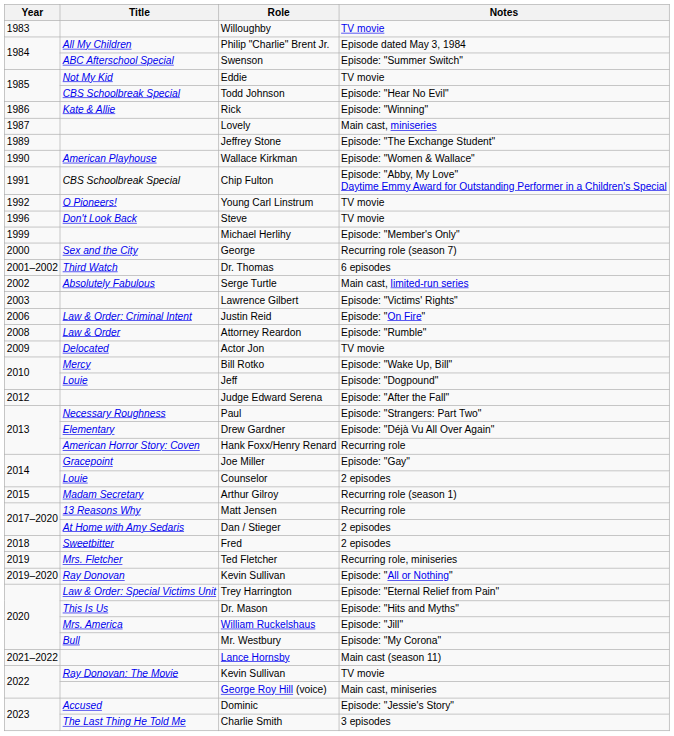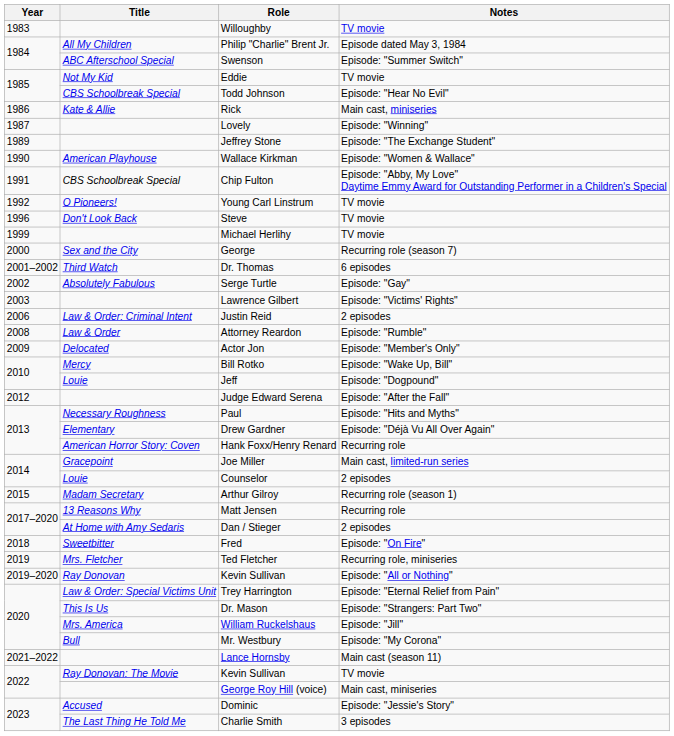(385, 110) Episode: "Winning" -> (389, 110) Main cast, miniseries
(389, 126) Main cast, miniseries -> (385, 126) Episode: "Winning"
(400, 235) Episode: "Member's Only" -> (363, 235) TV movie
(405, 283) Main cast, limited-run series -> (375, 283) Episode: "Gay"
(383, 316) Episode: "On Fire" -> (366, 316) 2 episodes
(363, 348) TV movie -> (400, 348) Episode: "Member's Only"
(411, 413) Episode: "Strangers: Part Two" -> (400, 413) Episode: "Hits and Myths"
(375, 462) Episode: "Gay" -> (405, 462) Main cast, limited-run series
(366, 543) 2 episodes -> (383, 543) Episode: "On Fire"
(400, 608) Episode: "Hits and Myths" -> (411, 608) Episode: "Strangers: Part Two"
